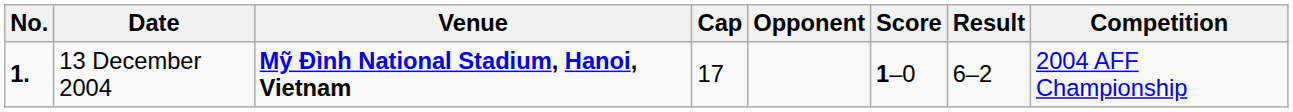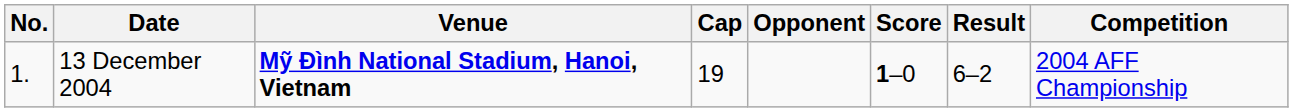(20, 74) bold -> (20, 74) normal
(711, 74) 17 -> (711, 74) 19
